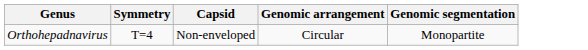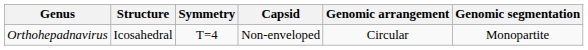+ column: (143, 14)
